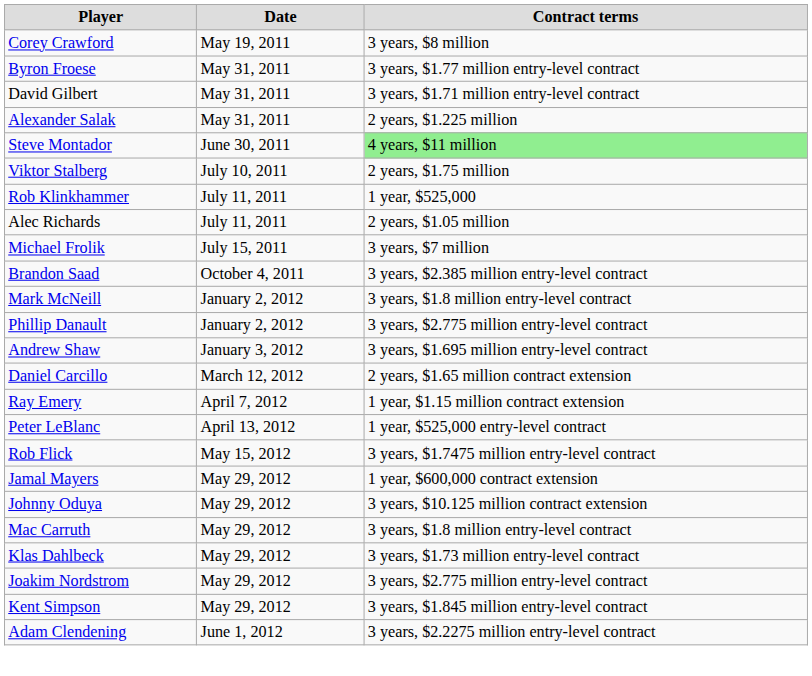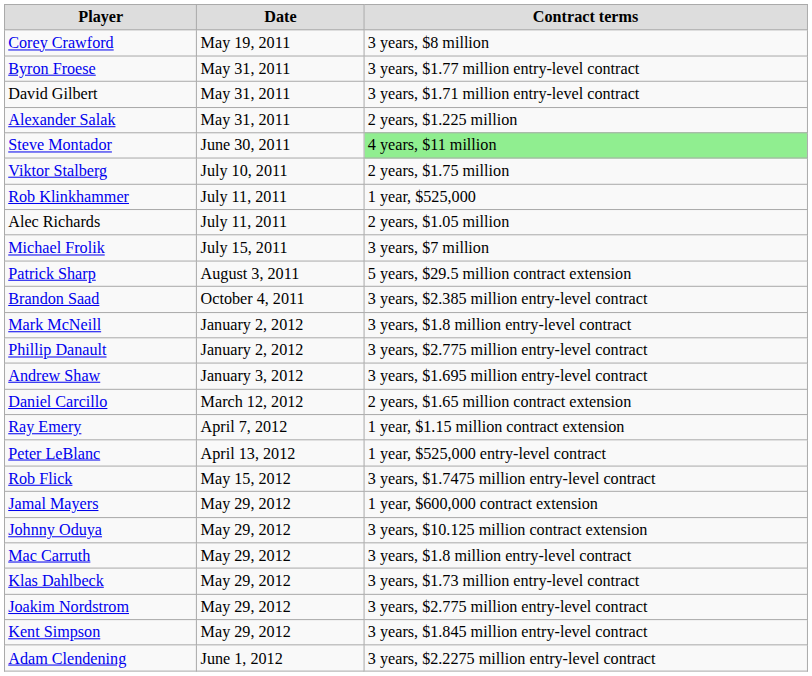+ row: (52, 273)
